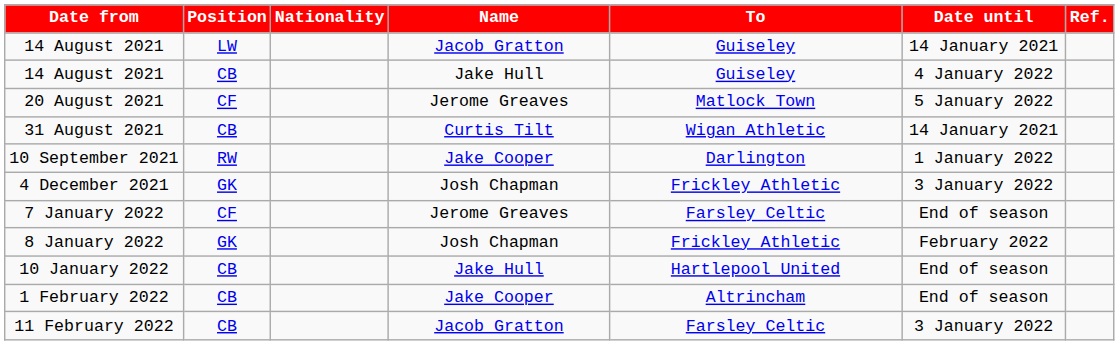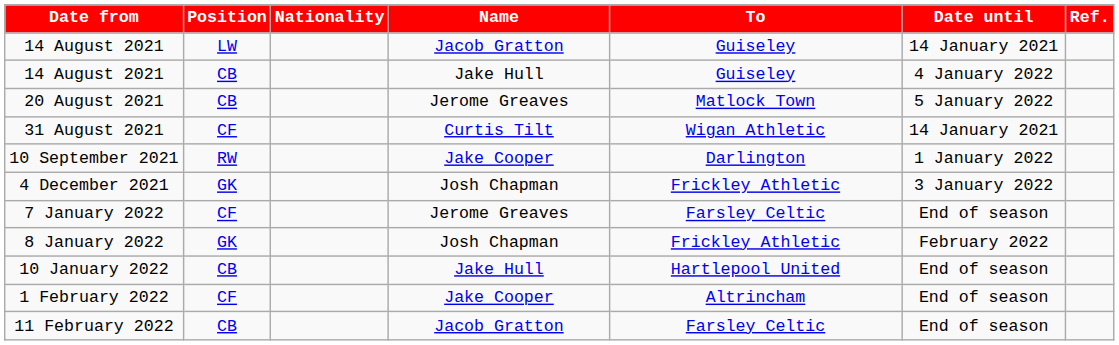(227, 102) CF -> (227, 102) CB
(227, 130) CB -> (227, 130) CF
(227, 297) CB -> (227, 297) CF
(984, 325) 3 January 2022 -> (984, 325) End of season
